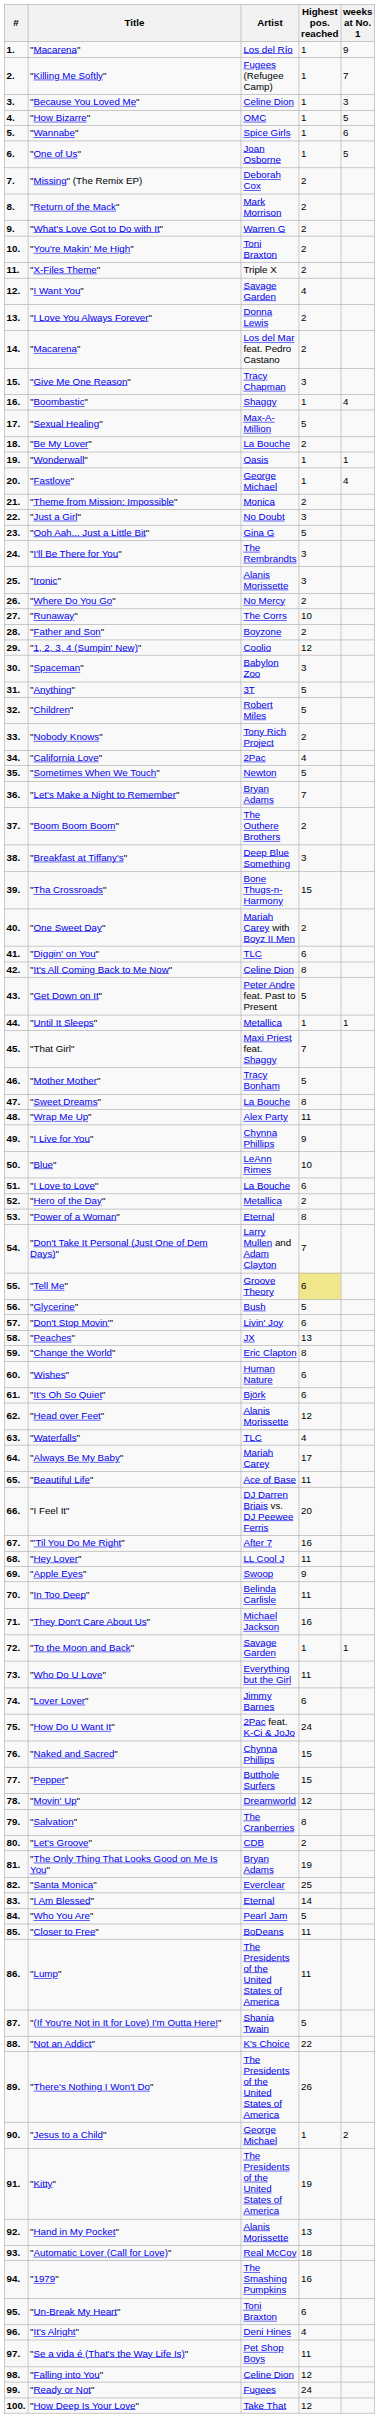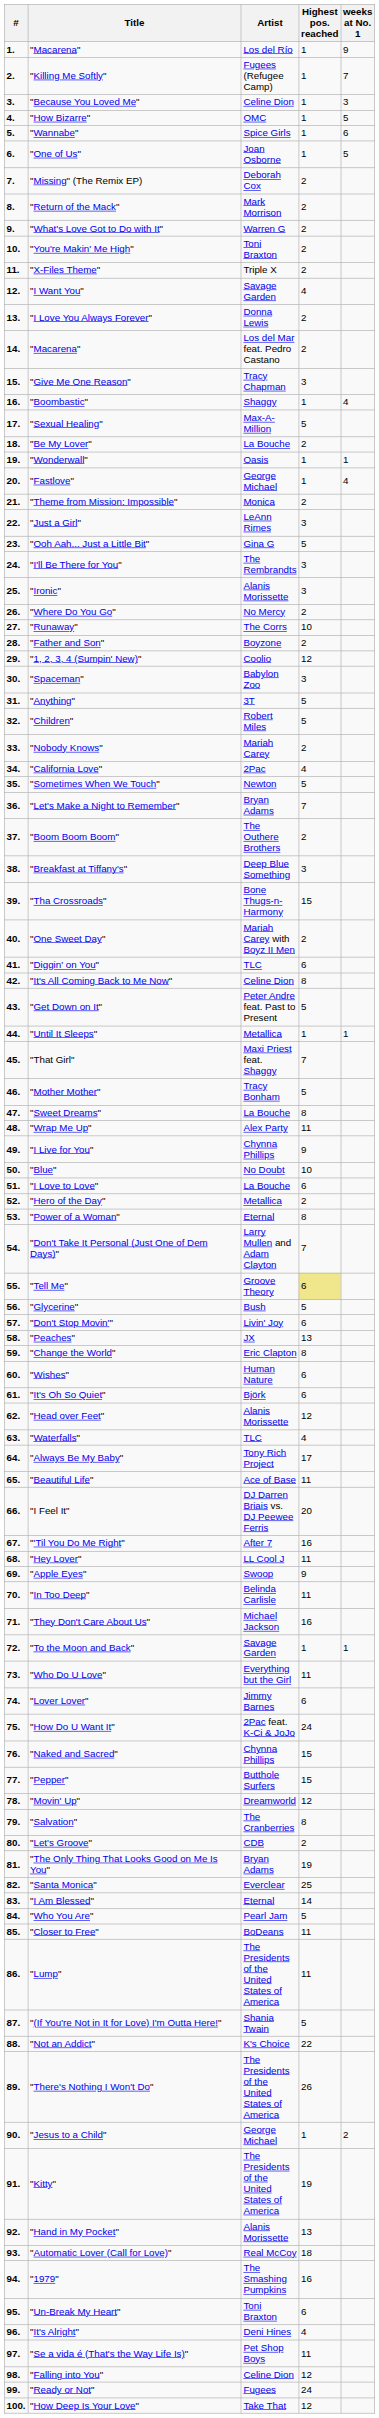(264, 517) No Doubt -> (258, 522) LeAnn Rimes
(265, 737) Tony Rich Project -> (258, 748) Mariah Carey
(258, 1164) LeAnn Rimes -> (264, 1170) No Doubt
(258, 1458) Mariah Carey -> (265, 1458) Tony Rich Project
